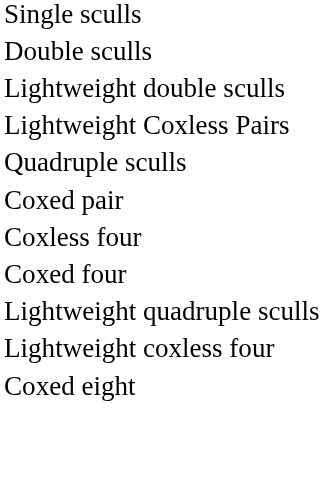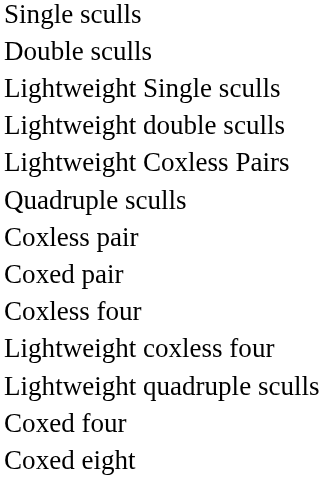+ row: (142, 88)
+ row: (71, 237)
rows swapped: (65, 274) <-> (139, 348)
